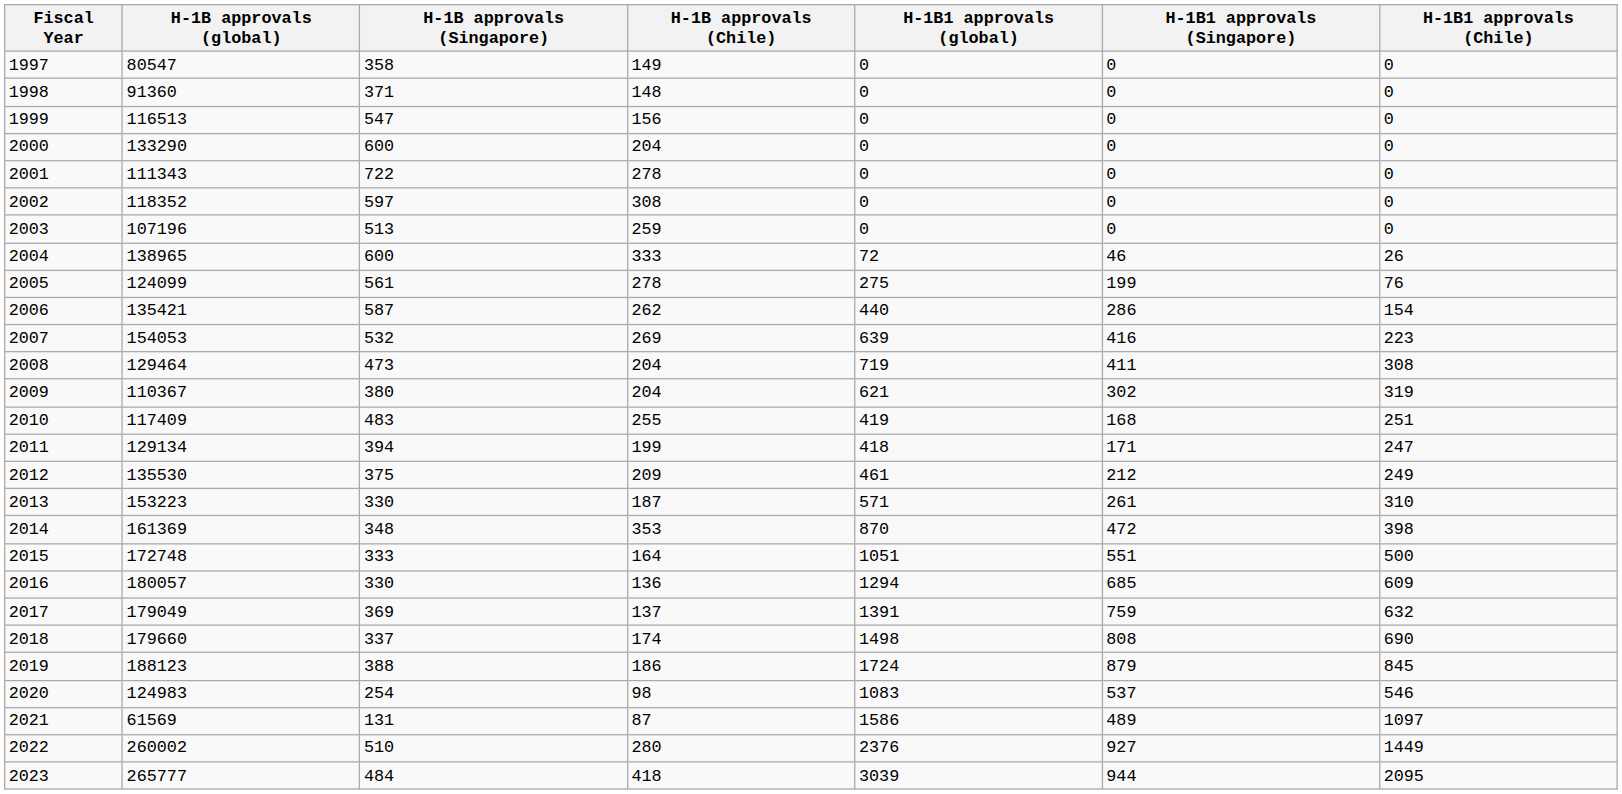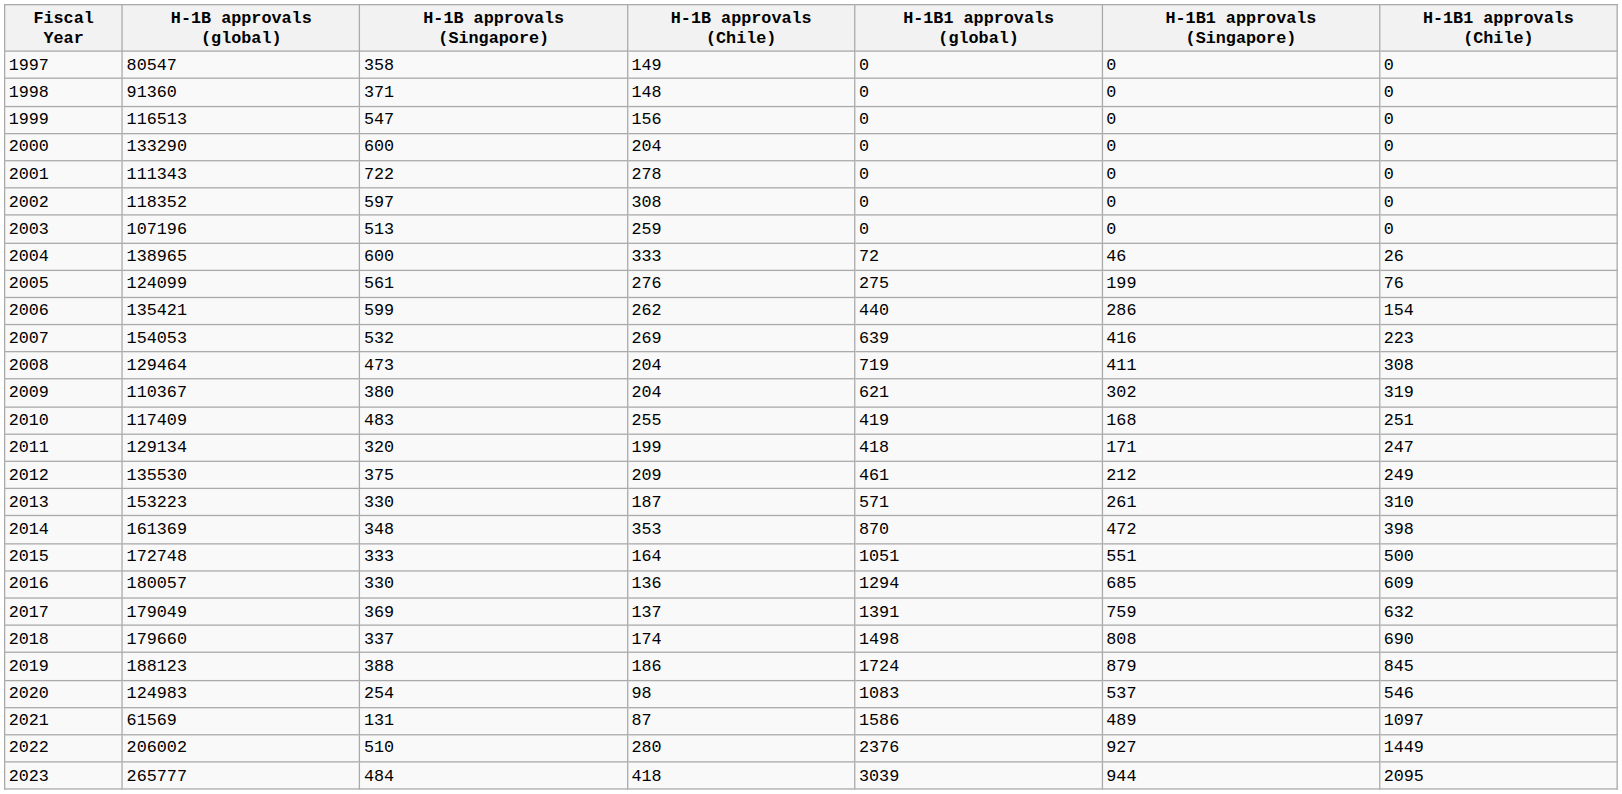(647, 284) 278 -> (647, 284) 276
(379, 311) 587 -> (379, 311) 599
(379, 448) 394 -> (379, 448) 320
(157, 748) 260002 -> (157, 748) 206002
